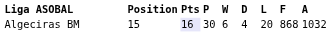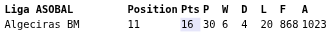(134, 25) 15 -> (134, 25) 11
(314, 25) 1032 -> (314, 25) 1023
